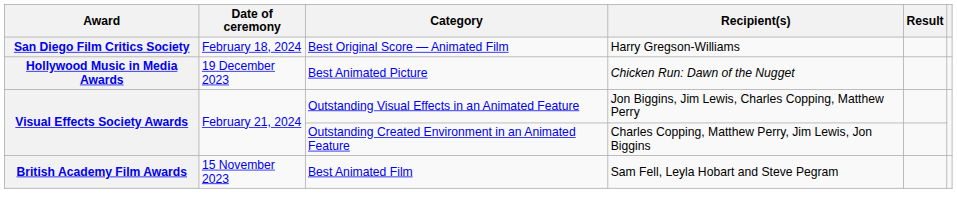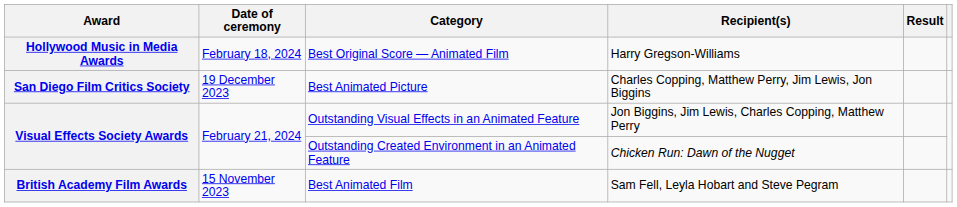(102, 47) San Diego Film Critics Society -> (102, 53) Hollywood Music in Media Awards
(102, 73) Hollywood Music in Media Awards -> (102, 86) San Diego Film Critics Society
(703, 73) Chicken Run: Dawn of the Nugget -> (741, 86) Charles Copping, Matthew Perry, Jim Lewis, Jon Biggins
(741, 139) Charles Copping, Matthew Perry, Jim Lewis, Jon Biggins -> (703, 152) Chicken Run: Dawn of the Nugget
